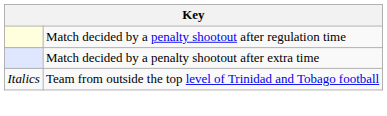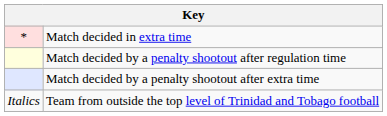+ row: (119, 36)
